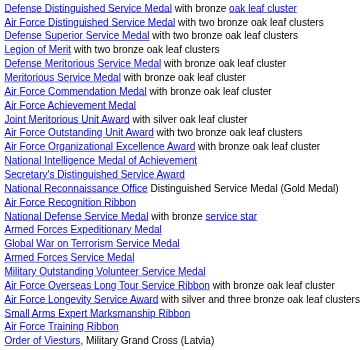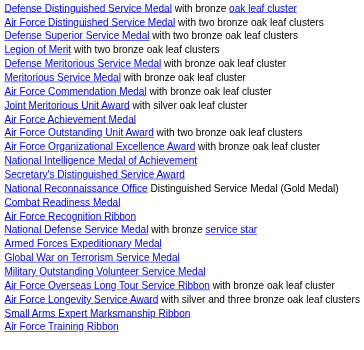rows swapped: (70, 105) <-> (126, 119)
+ row: (62, 202)
- row: (69, 258)
- row: (109, 341)
